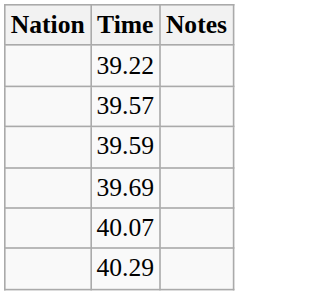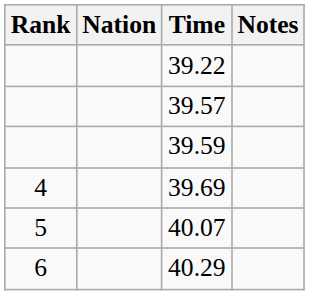+ column: (41, 24)
